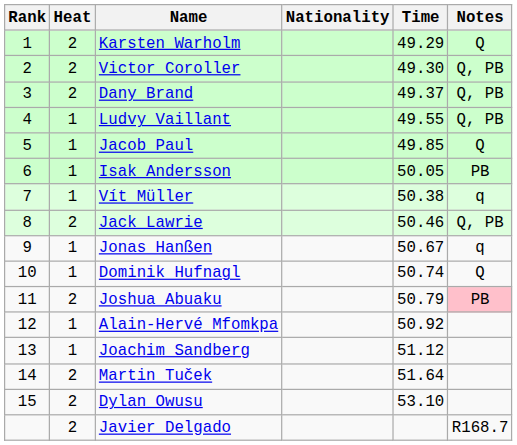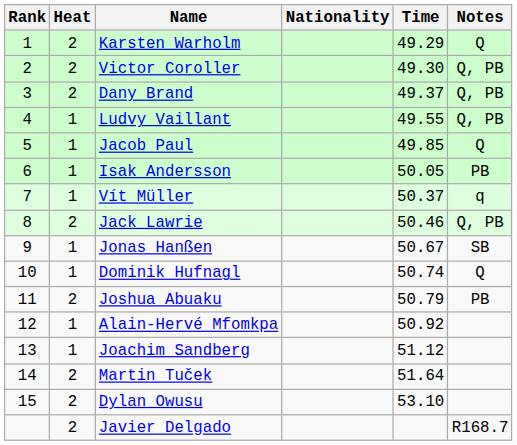(421, 197) 50.38 -> (421, 197) 50.37
(480, 248) q -> (480, 248) SB
(480, 299) pink background -> (480, 299) no background
